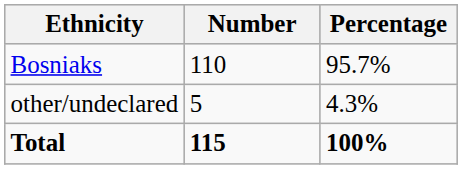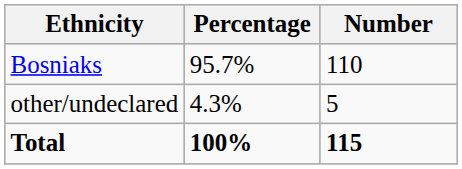columns swapped: (252, 24) <-> (388, 24)
